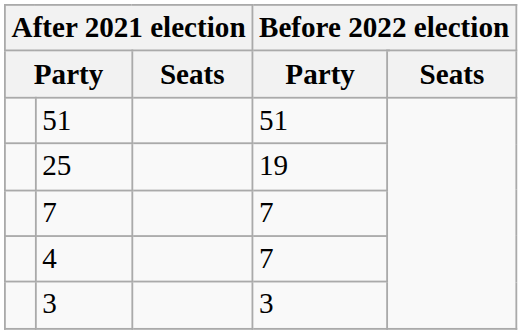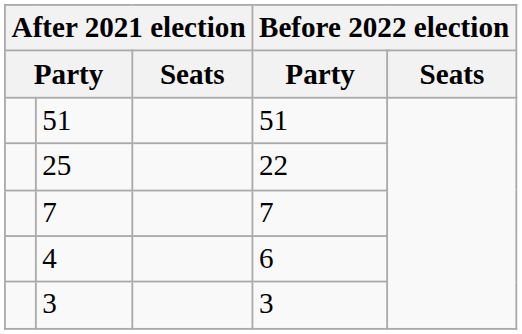(274, 166) 19 -> (274, 166) 22
(266, 258) 7 -> (266, 258) 6
